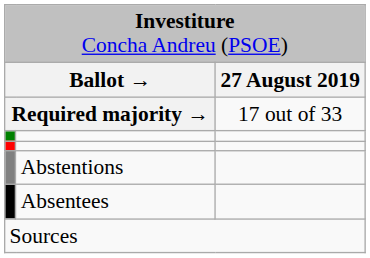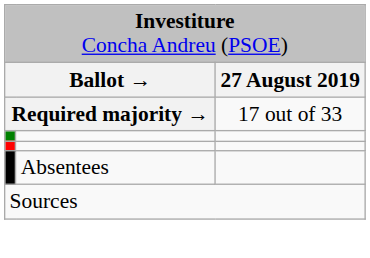- row: (10, 168)
